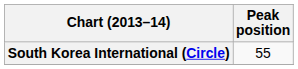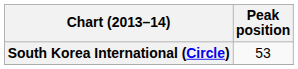(263, 53) 55 -> (263, 53) 53
